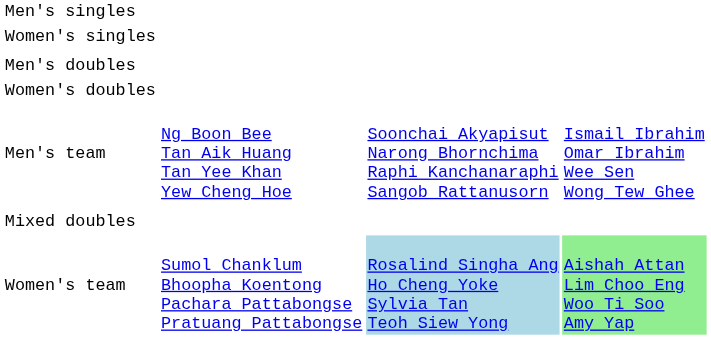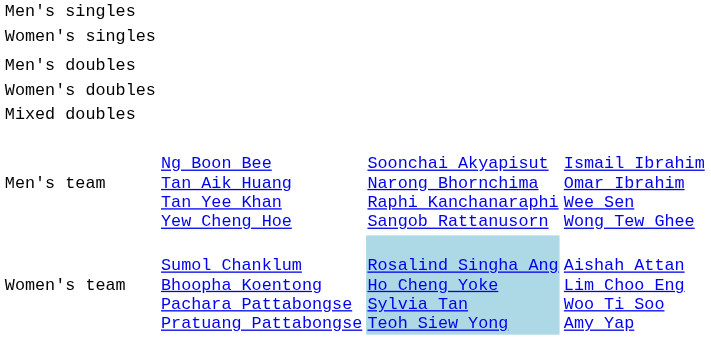rows swapped: (70, 222) <-> (55, 153)
(624, 295) lightgreen background -> (624, 295) no background
